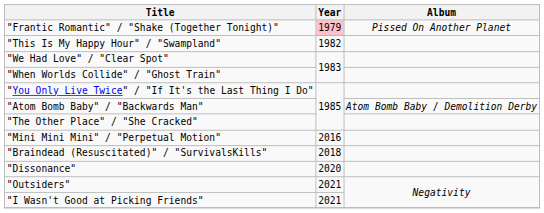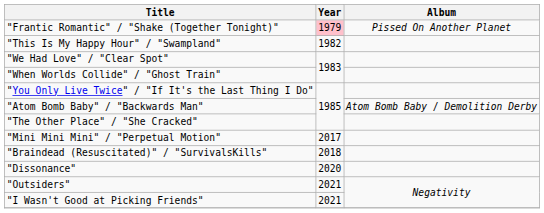(330, 138) 2016 -> (330, 138) 2017
